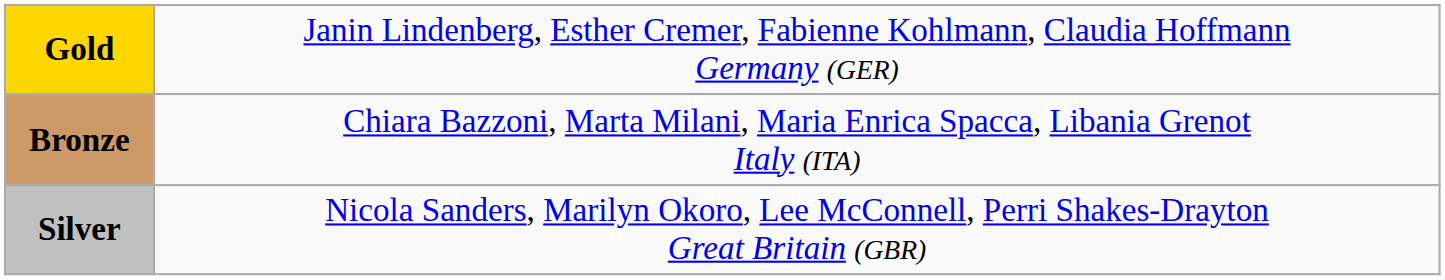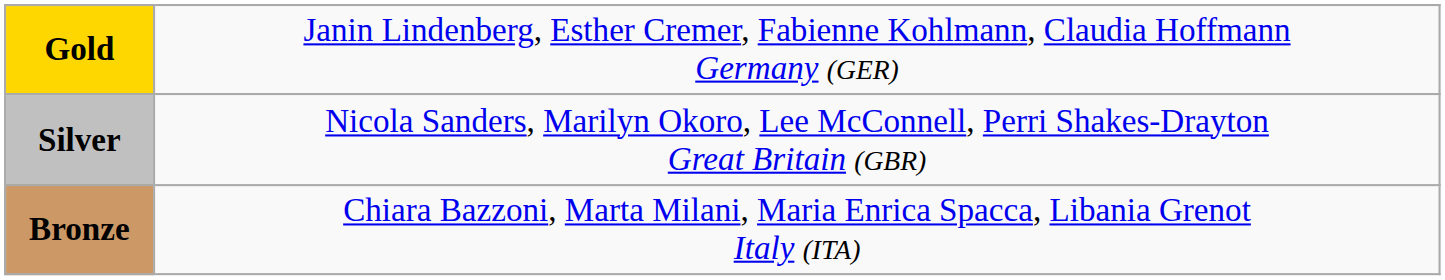rows swapped: (79, 228) <-> (79, 139)
